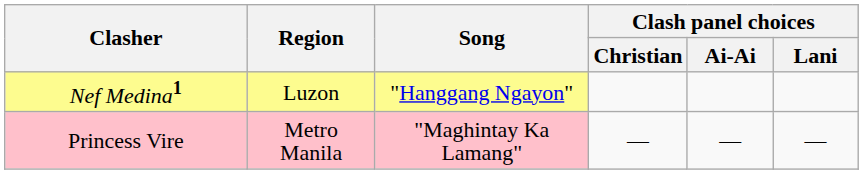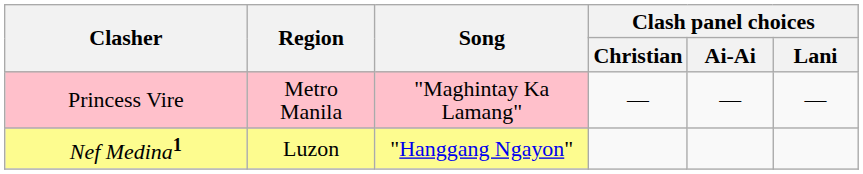rows swapped: (126, 93) <-> (126, 141)
